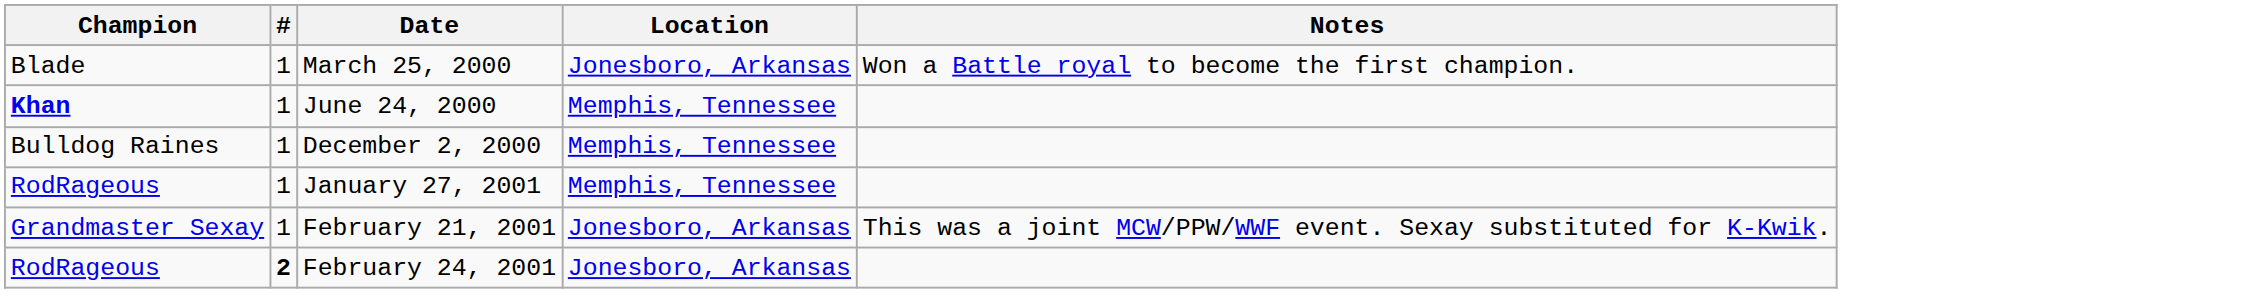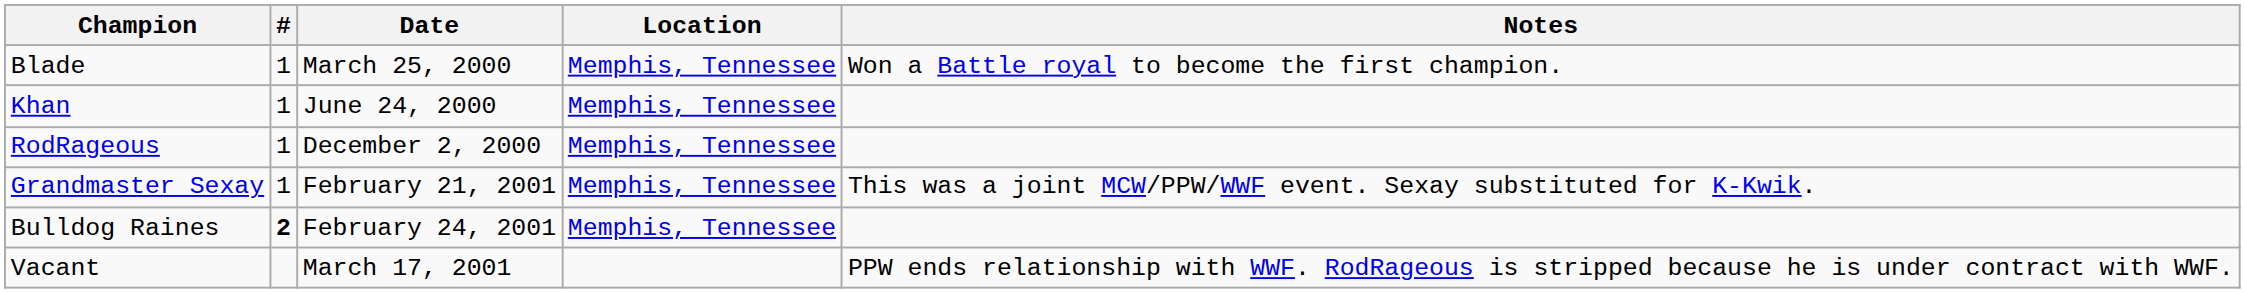(709, 66) Jonesboro, Arkansas -> (702, 66) Memphis, Tennessee
(41, 106) bold -> (41, 106) normal
(115, 147) Bulldog Raines -> (85, 147) RodRageous
- row: (422, 187)
(709, 228) Jonesboro, Arkansas -> (702, 187) Memphis, Tennessee
(85, 268) RodRageous -> (115, 228) Bulldog Raines
(709, 268) Jonesboro, Arkansas -> (702, 228) Memphis, Tennessee
+ row: (407, 268)
